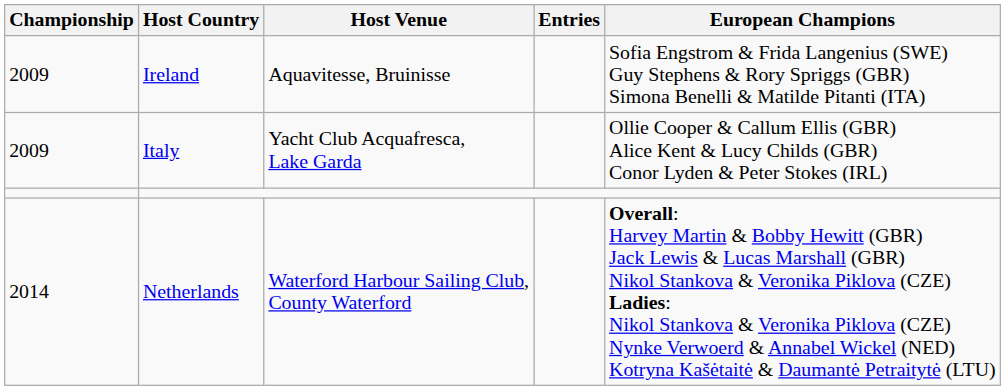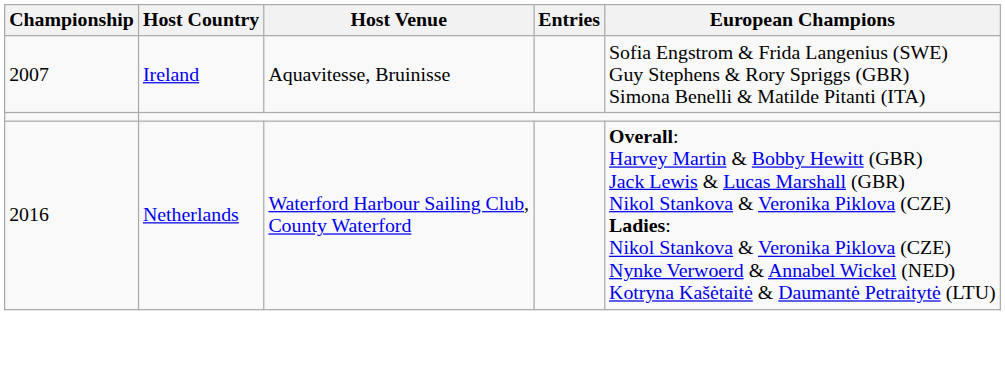(29, 74) 2009 -> (29, 74) 2007
- row: (161, 150)
(29, 291) 2014 -> (29, 215) 2016
